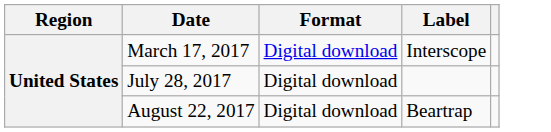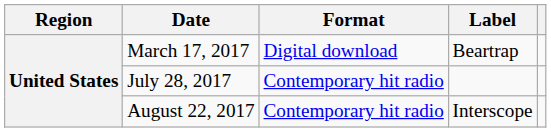(446, 50) Interscope -> (486, 50) Beartrap
(330, 80) Digital download -> (354, 80) Contemporary hit radio
(330, 111) Digital download -> (354, 111) Contemporary hit radio
(439, 111) Beartrap -> (493, 111) Interscope
